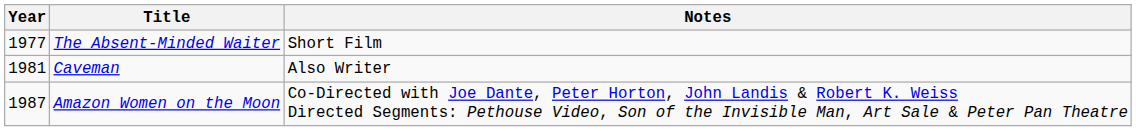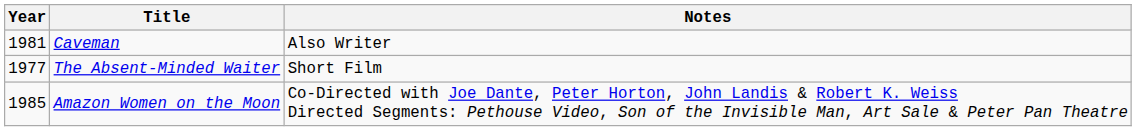rows swapped: (167, 43) <-> (87, 69)
(27, 103) 1987 -> (27, 103) 1985
